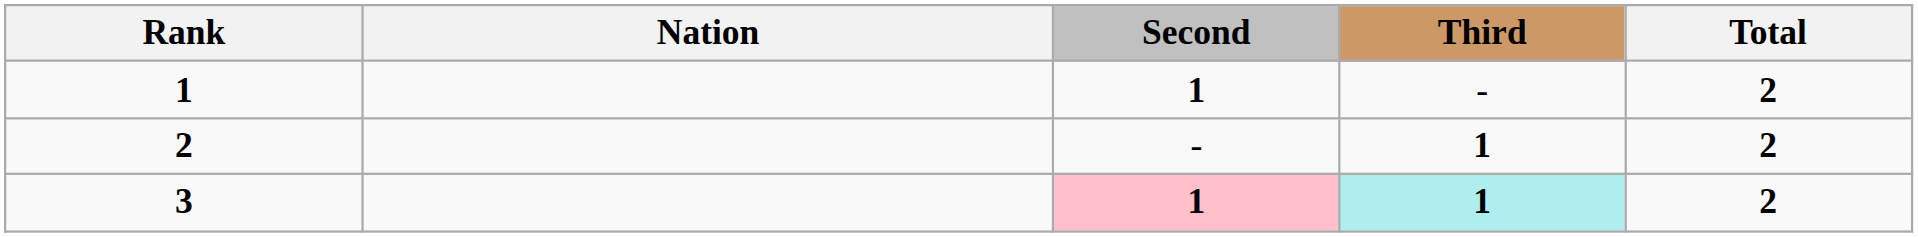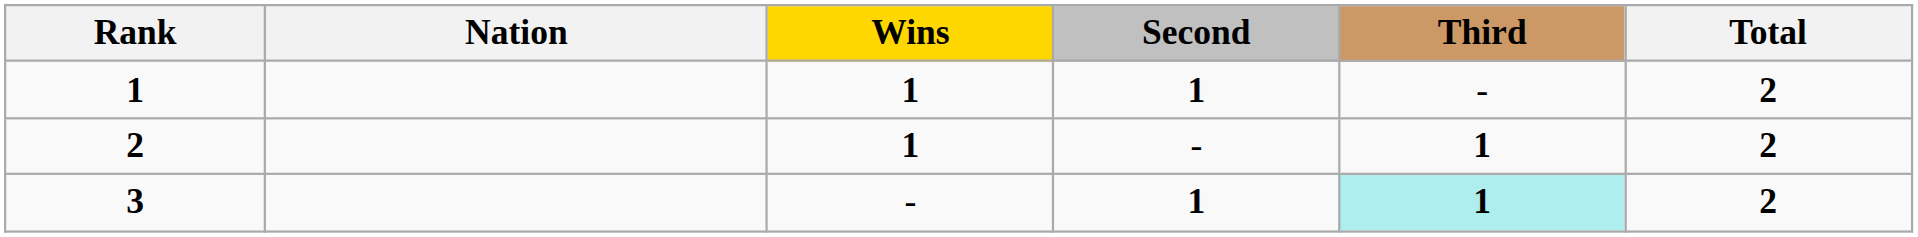+ column: (910, 32)
(1196, 201) pink background -> (1196, 201) no background
